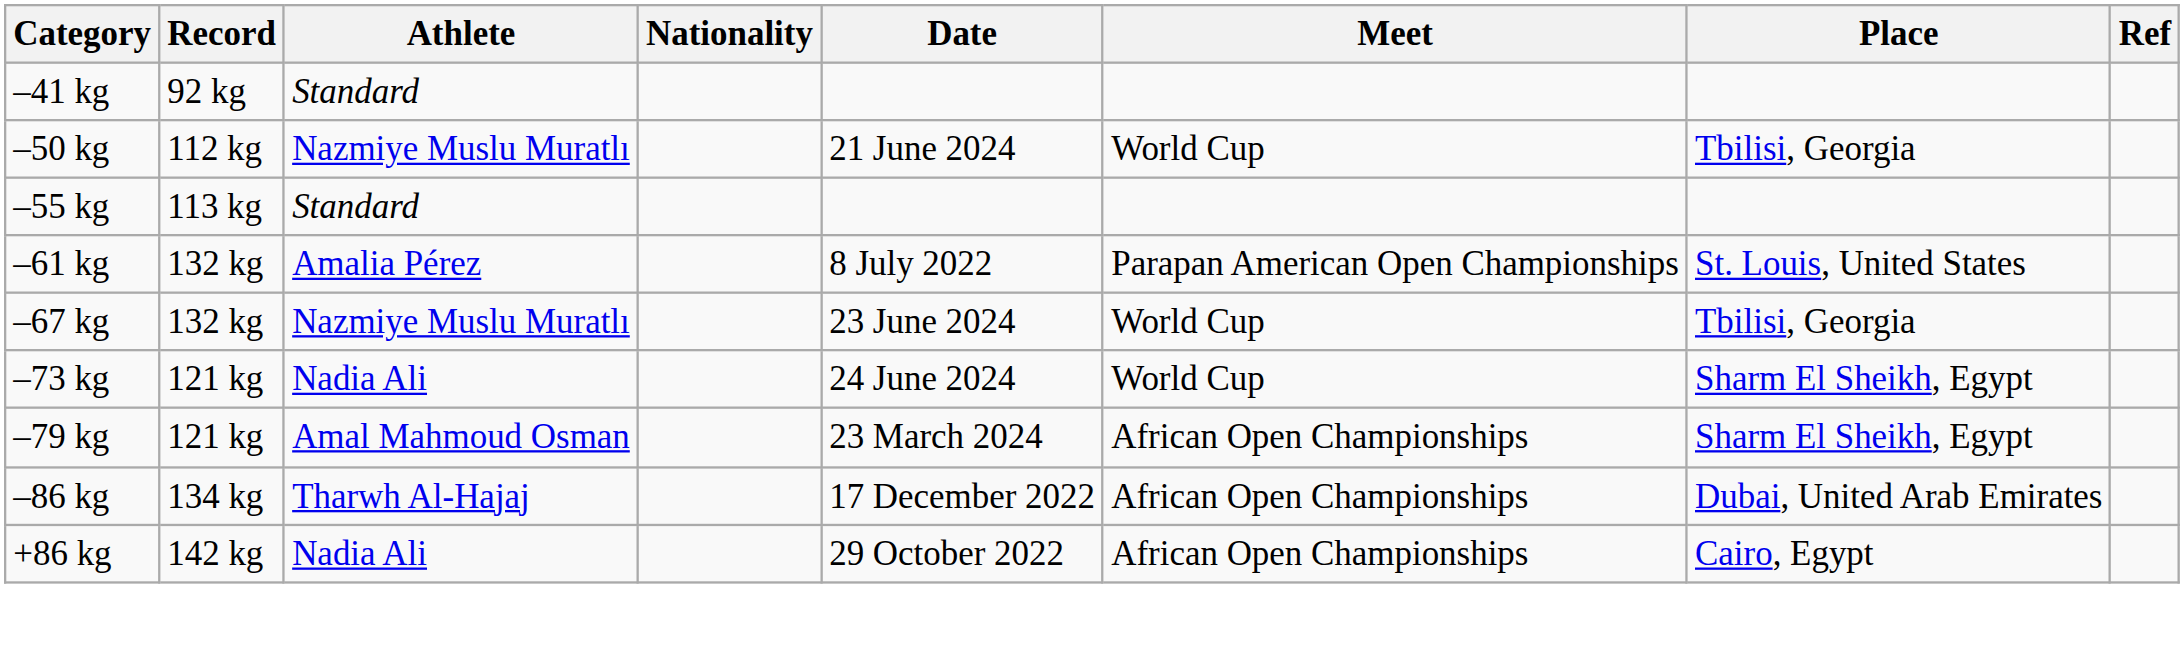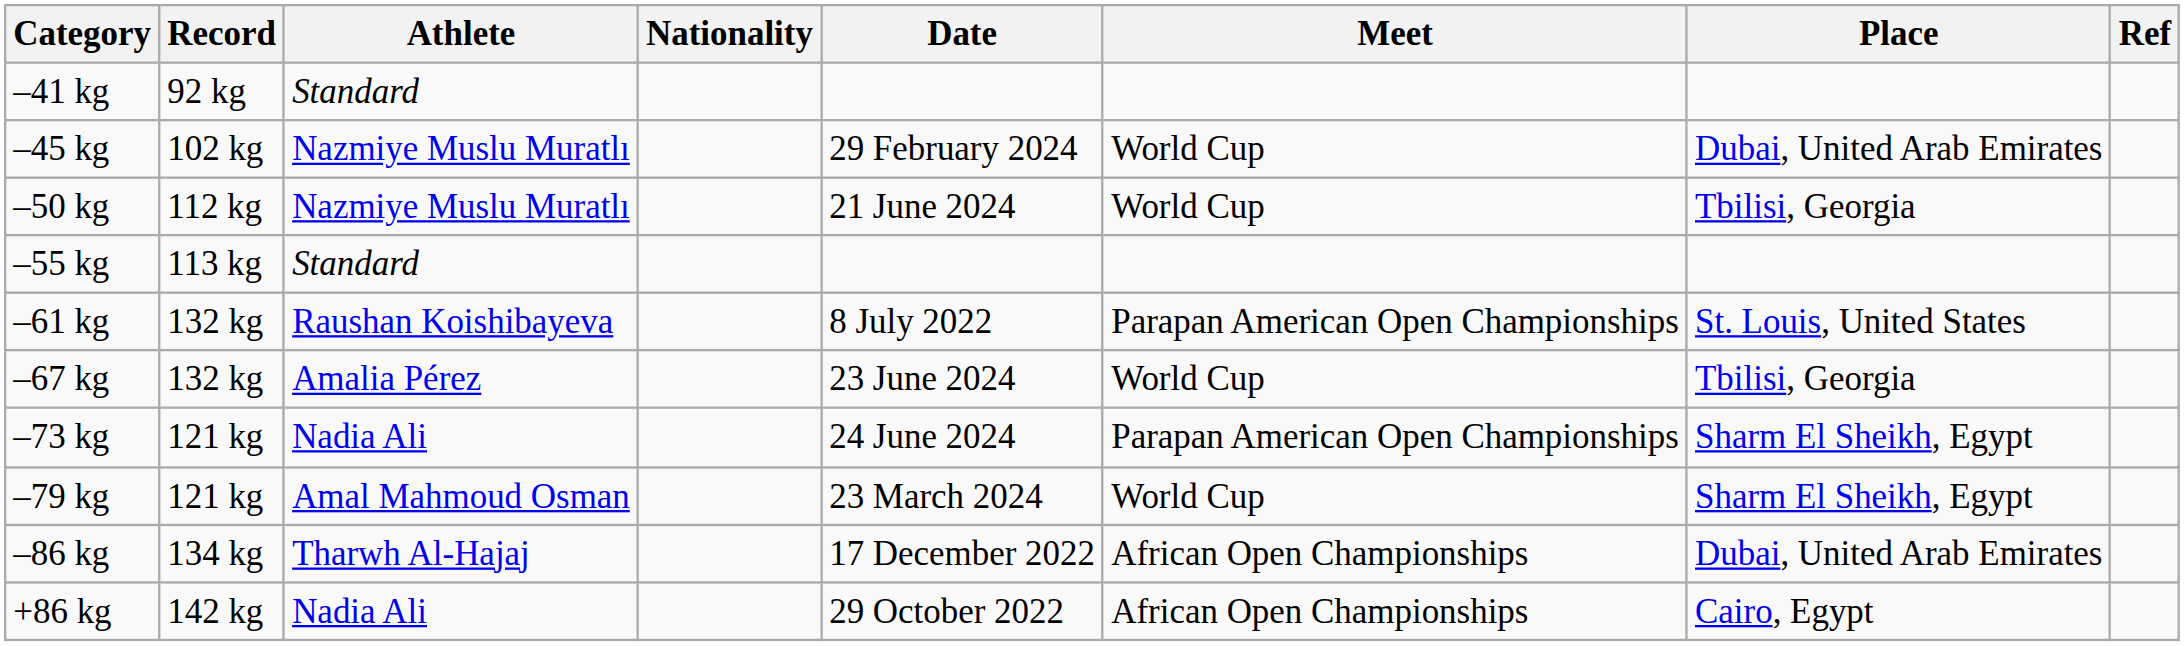+ row: (61, 148)
(387, 264) Amalia Pérez -> (453, 321) Raushan Koishibayeva
(461, 321) Nazmiye Muslu Muratlı -> (387, 379) Amalia Pérez
(1188, 379) World Cup -> (1395, 437) Parapan American Open Championships
(1320, 437) African Open Championships -> (1188, 494) World Cup
